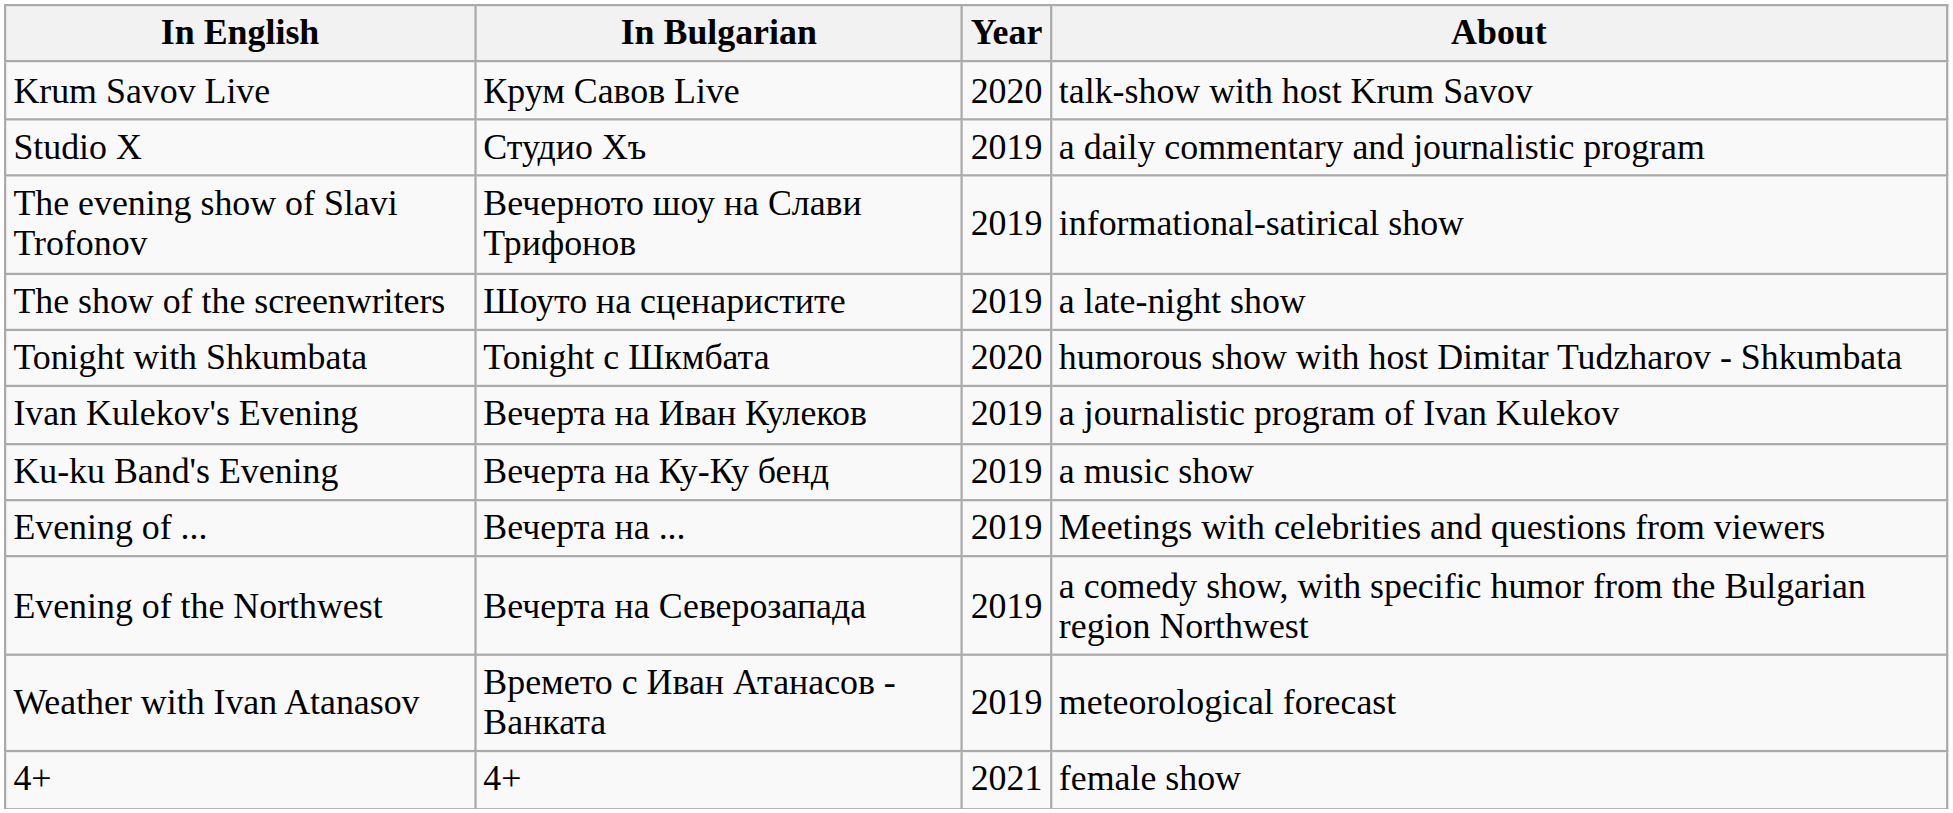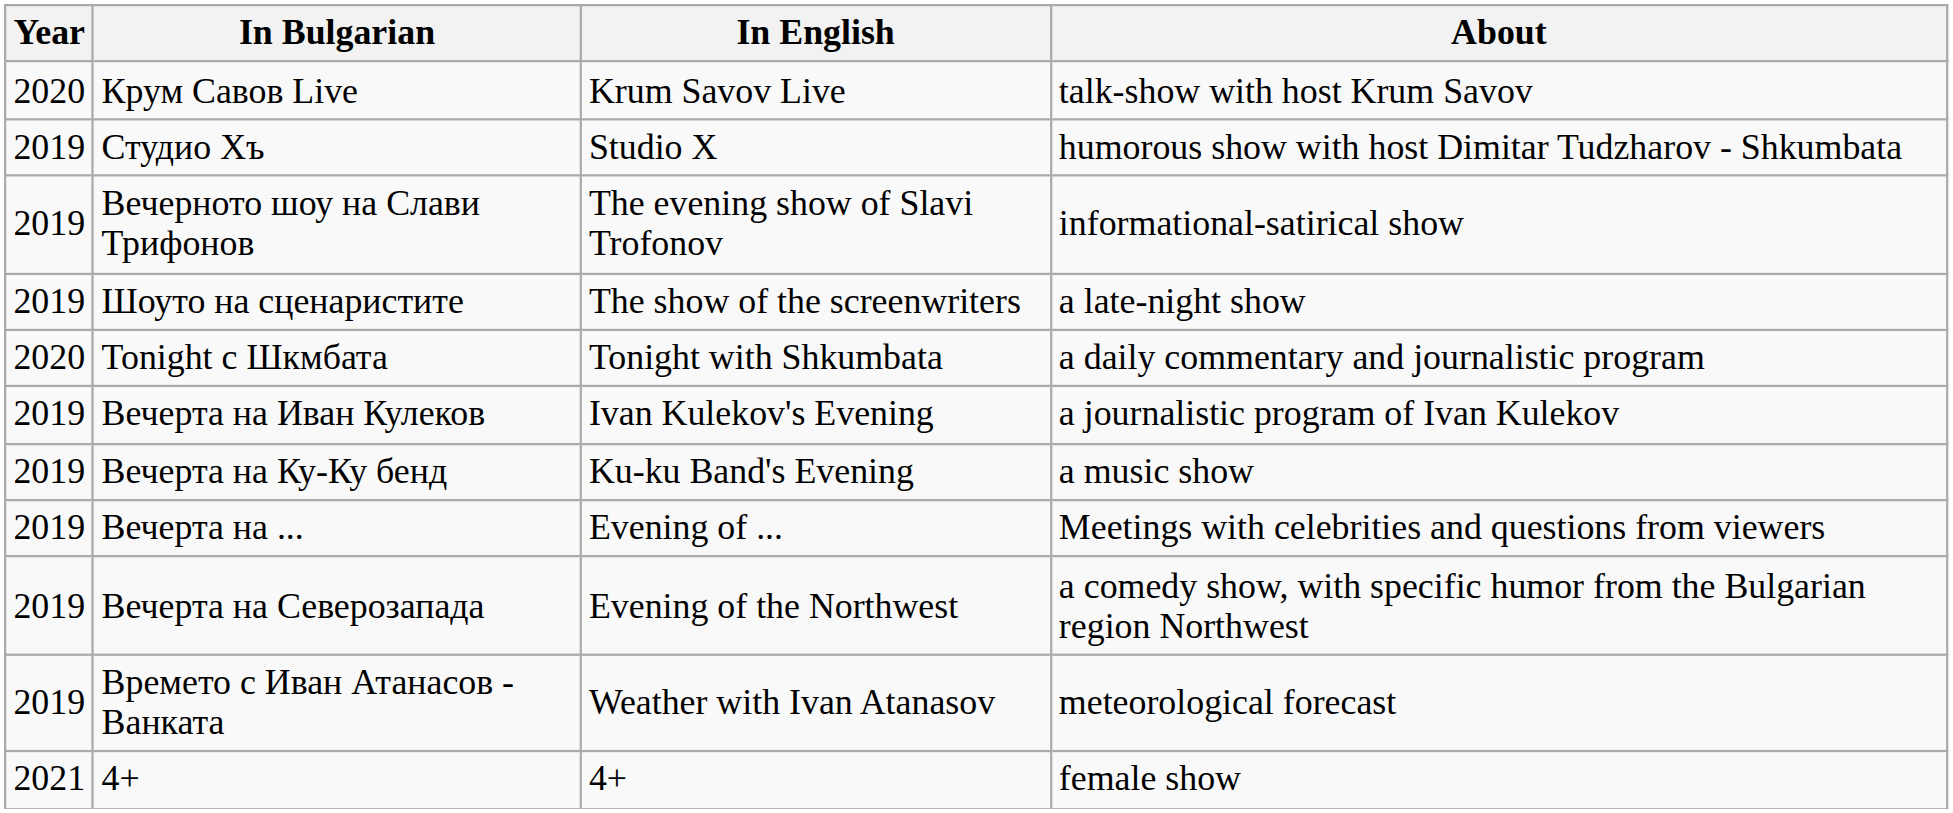columns swapped: (1006, 32) <-> (240, 32)
(1382, 146) a daily commentary and journalistic program -> (1480, 146) humorous show with host Dimitar Tudzharov - Shkumbata
(1480, 357) humorous show with host Dimitar Tudzharov - Shkumbata -> (1382, 357) a daily commentary and journalistic program
